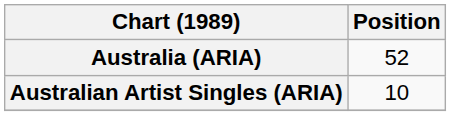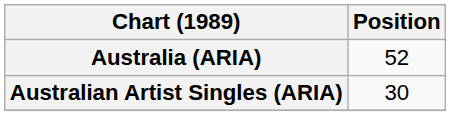(397, 92) 10 -> (397, 92) 30
